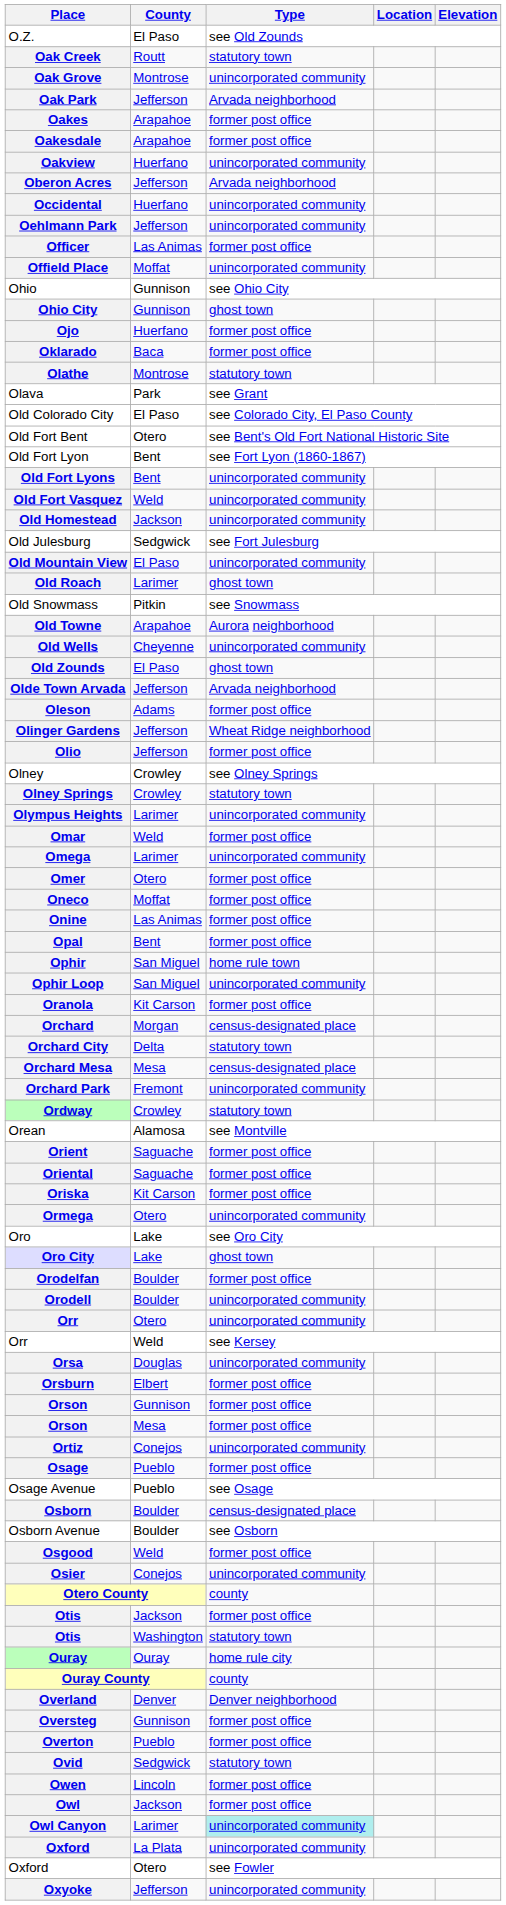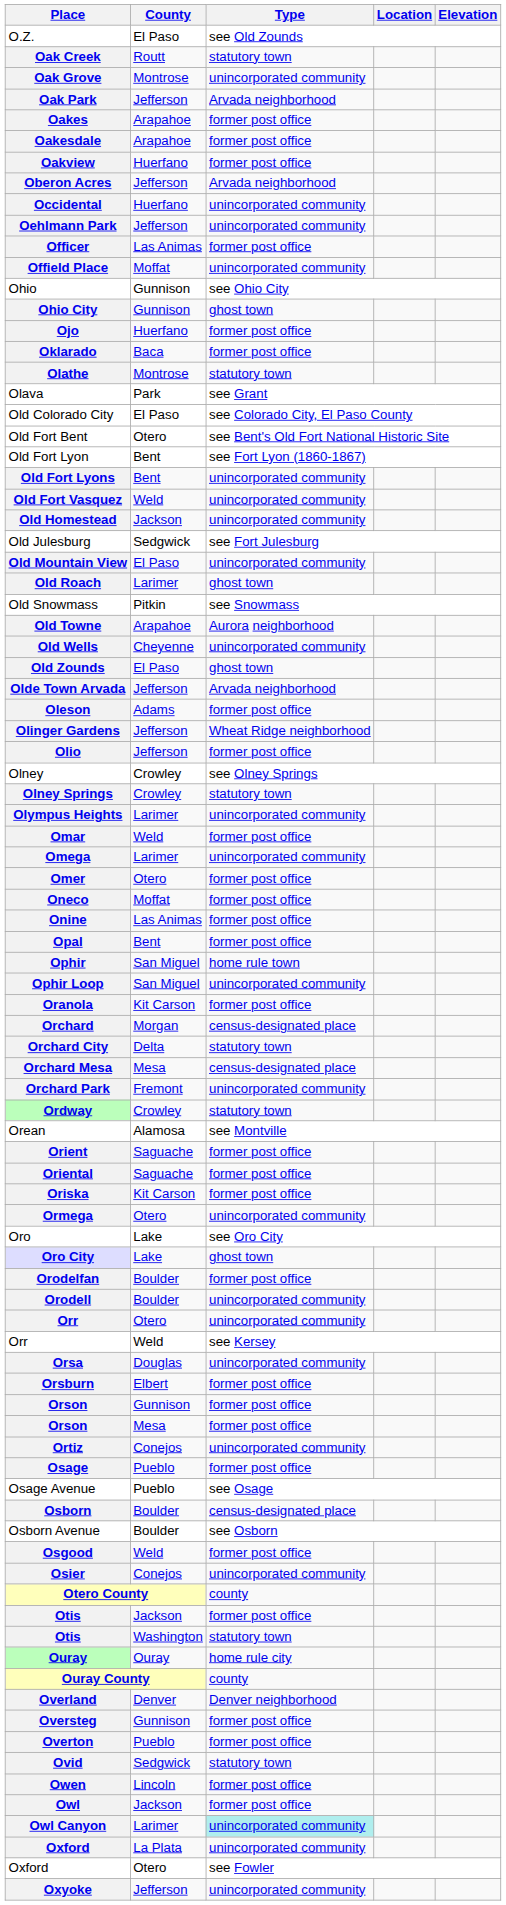(287, 162) unincorporated community -> (260, 162) former post office
